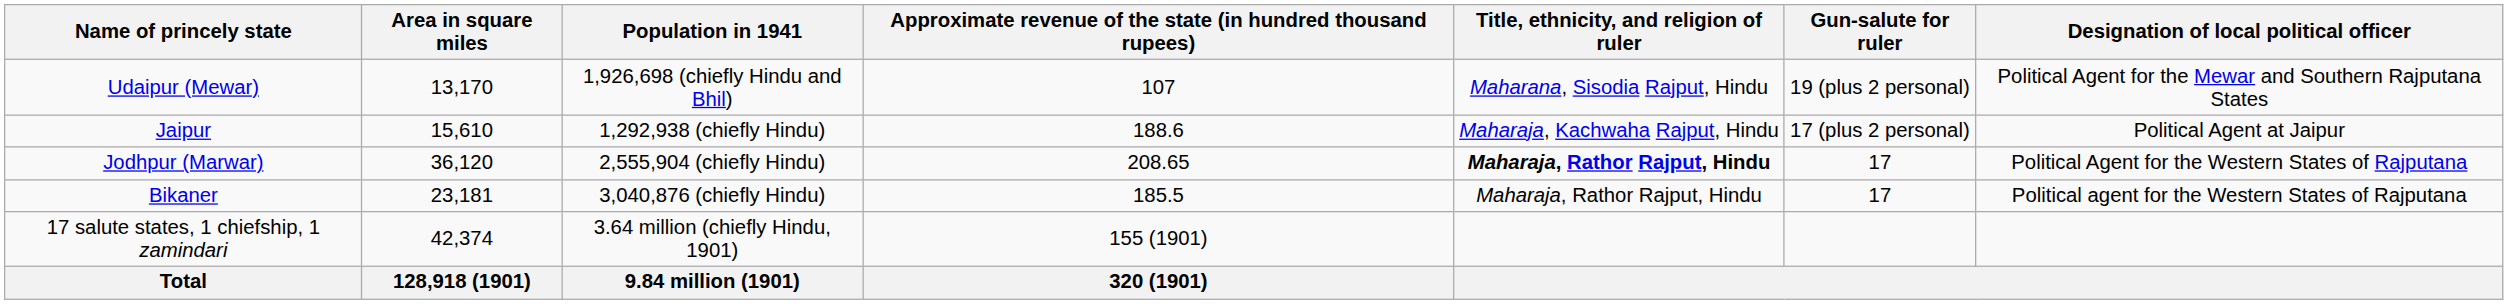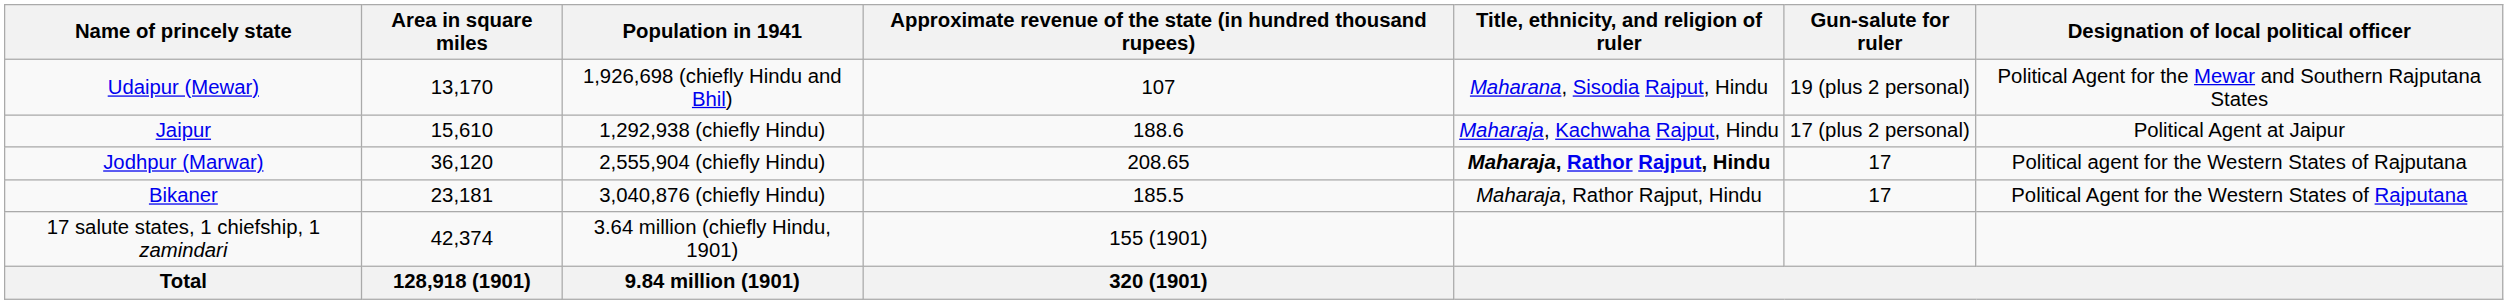(2239, 163) Political Agent for the Western States of Rajputana -> (2239, 163) Political agent for the Western States of Rajputana
(2239, 195) Political agent for the Western States of Rajputana -> (2239, 195) Political Agent for the Western States of Rajputana
